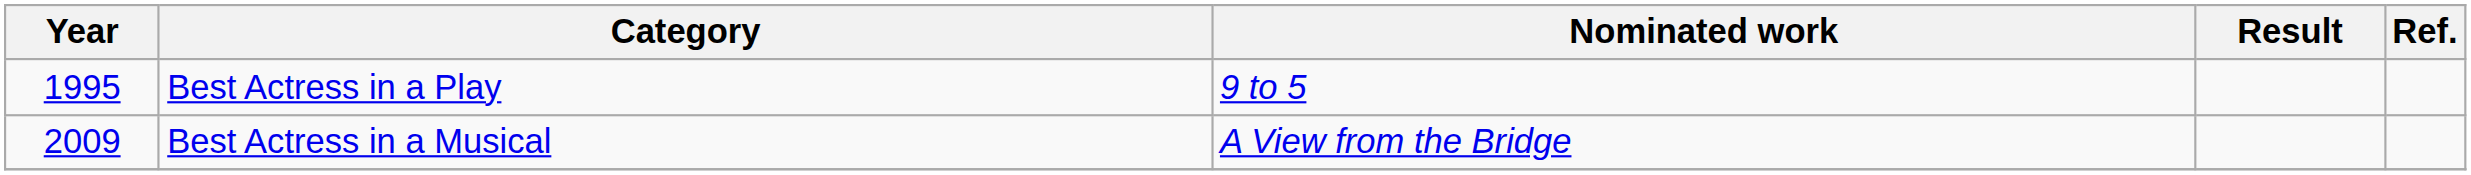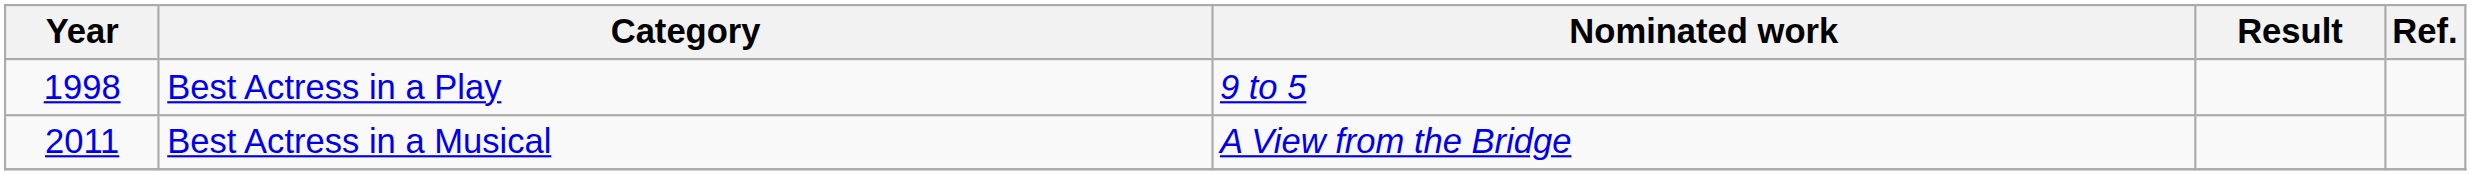(82, 86) 1995 -> (82, 86) 1998
(82, 141) 2009 -> (82, 141) 2011
